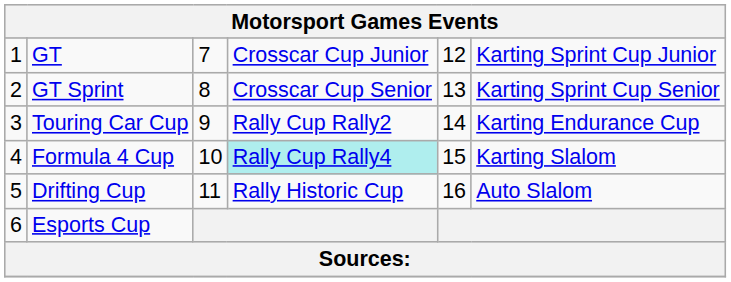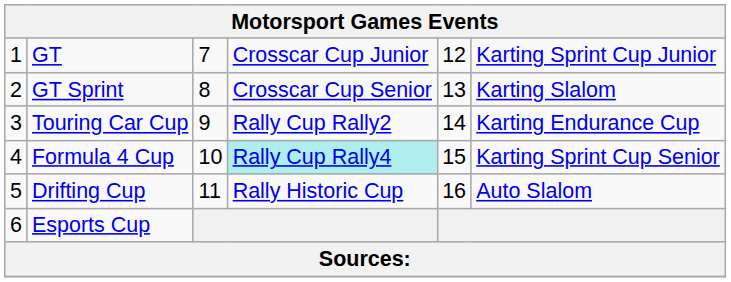(598, 89) Karting Sprint Cup Senior -> (546, 89) Karting Slalom
(546, 157) Karting Slalom -> (598, 157) Karting Sprint Cup Senior
